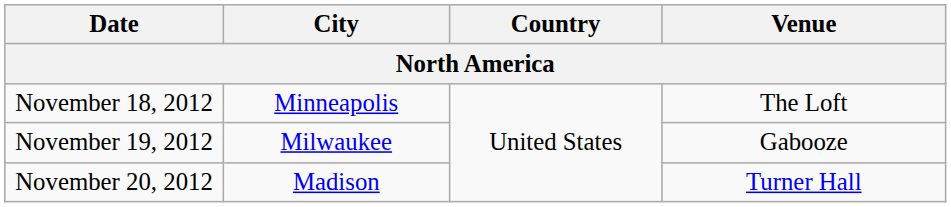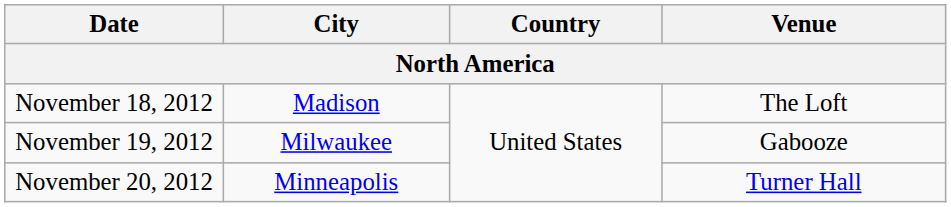(336, 102) Minneapolis -> (336, 102) Madison
(336, 181) Madison -> (336, 181) Minneapolis
